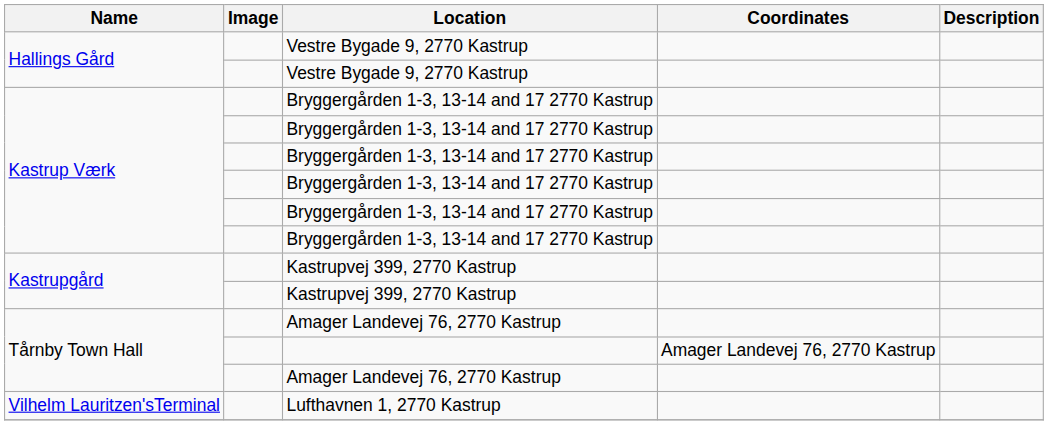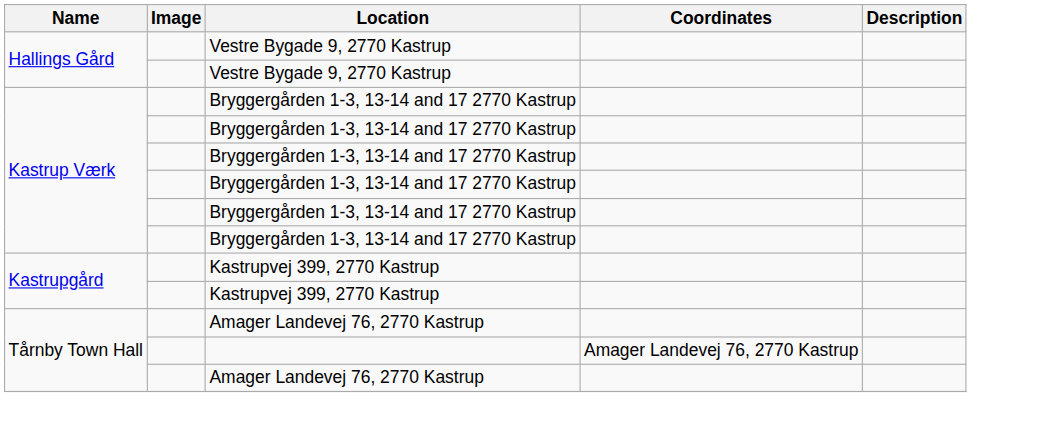- row: (114, 405)
